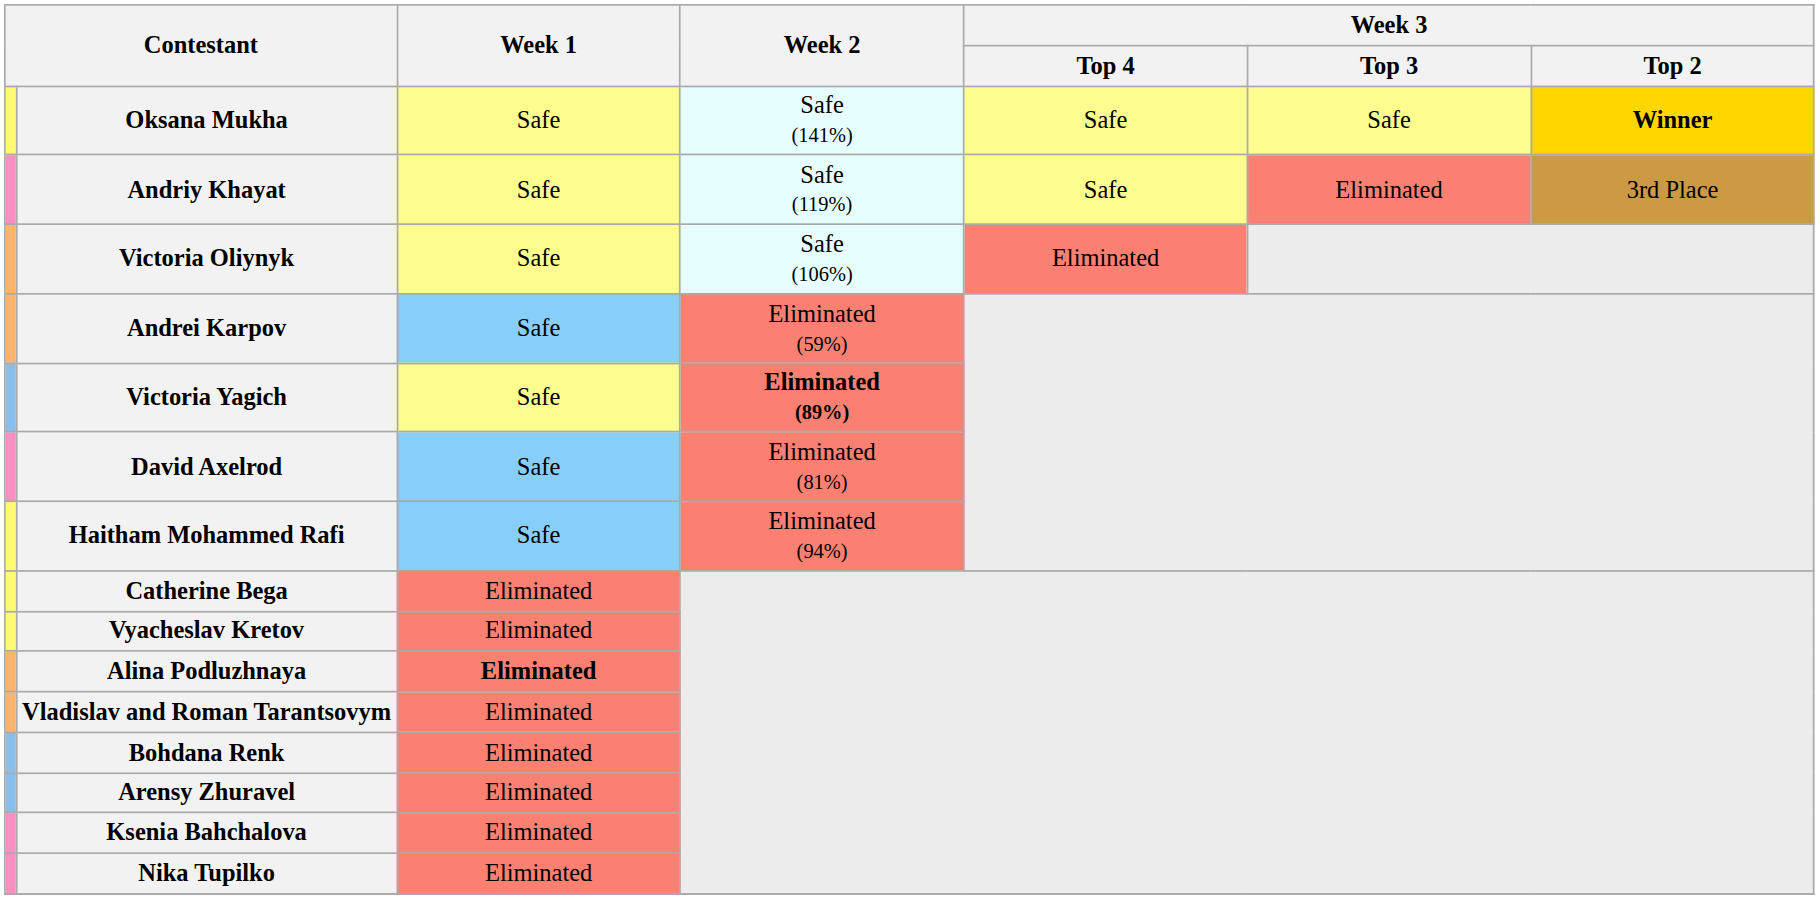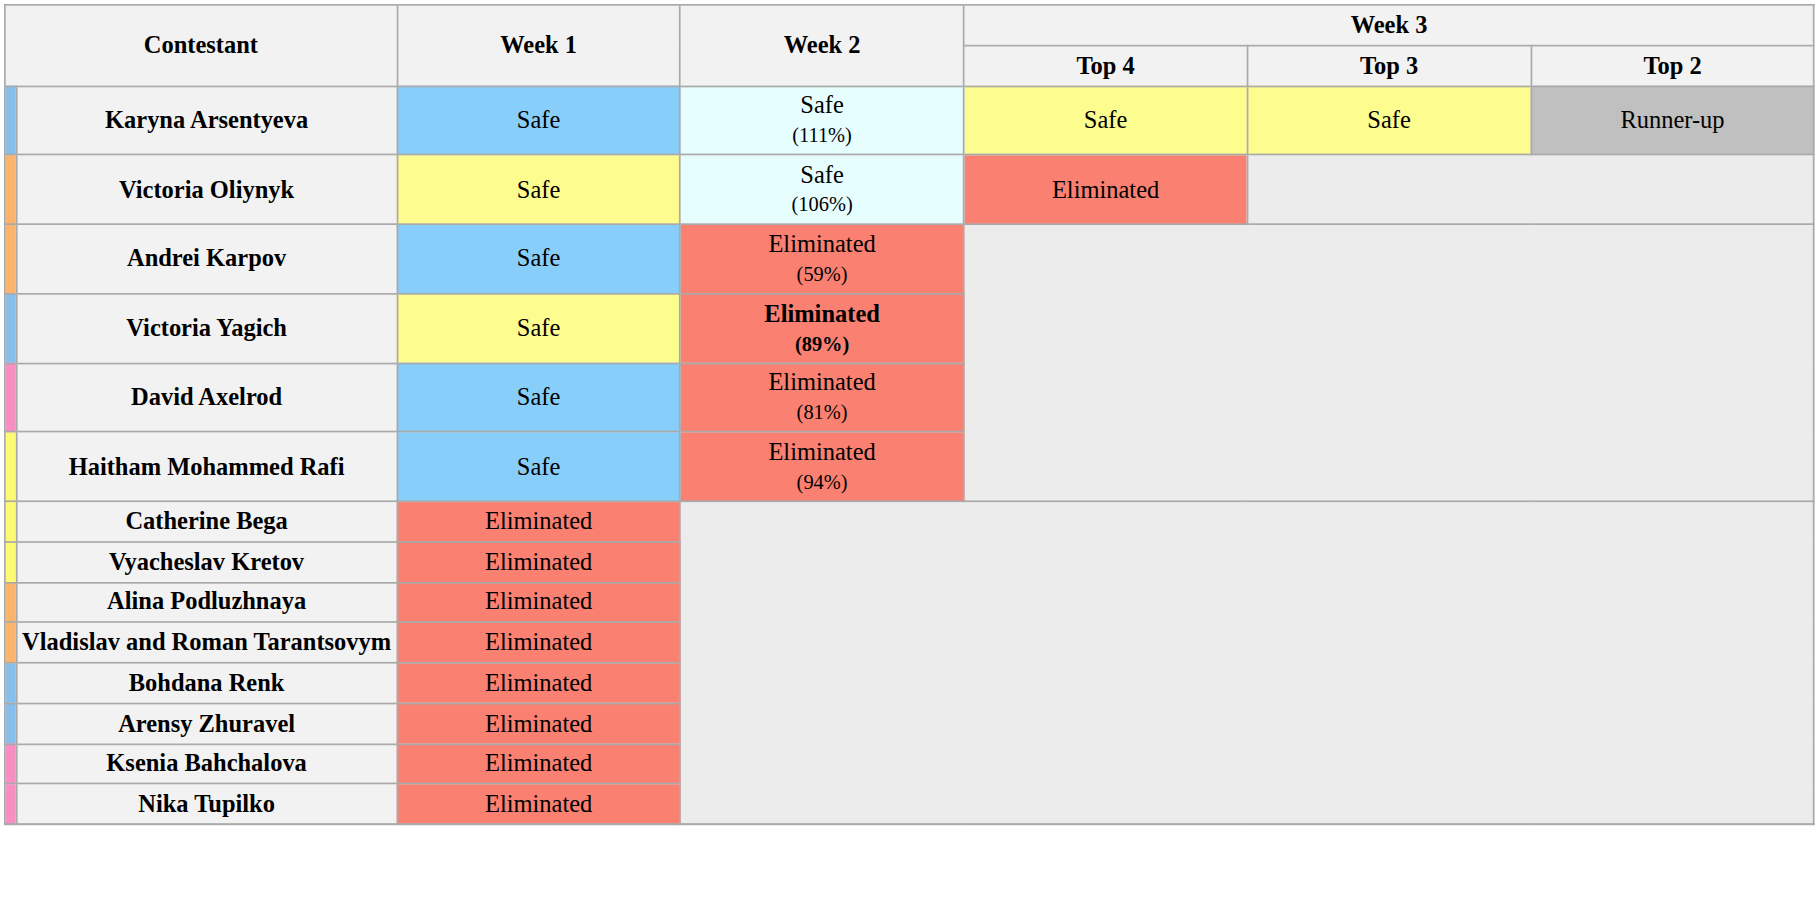- row: (207, 120)
+ row: (207, 120)
- row: (207, 189)
(539, 671) bold -> (539, 602) normal
